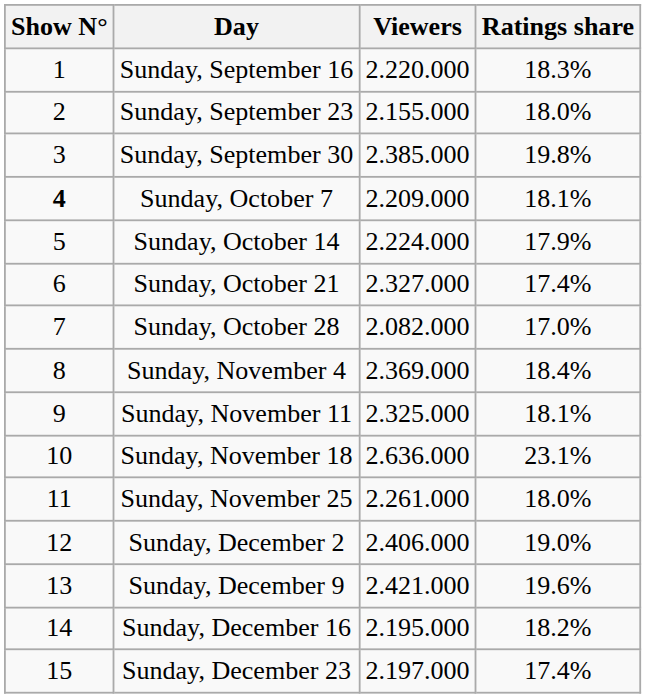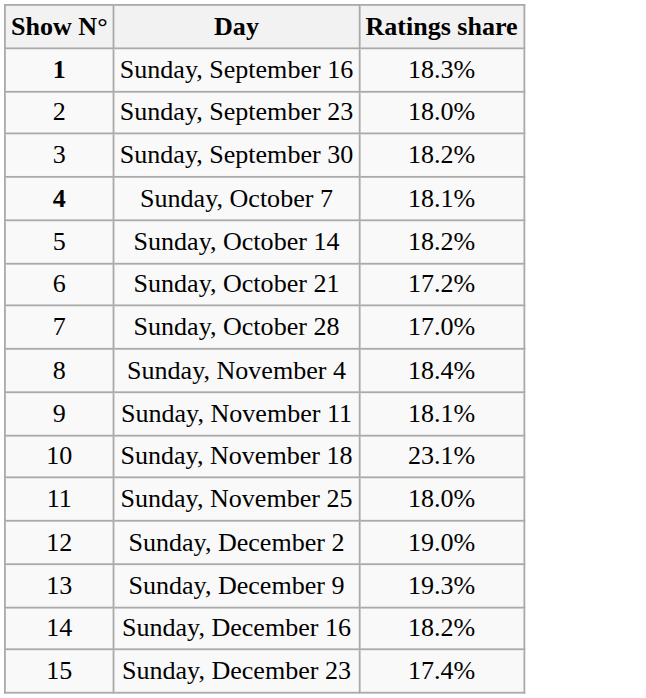- column: (418, 26)
(59, 69) normal -> (59, 69) bold
(558, 155) 19.8% -> (442, 155) 18.2%
(558, 241) 17.9% -> (442, 241) 18.2%
(558, 284) 17.4% -> (442, 284) 17.2%
(558, 585) 19.6% -> (442, 585) 19.3%
